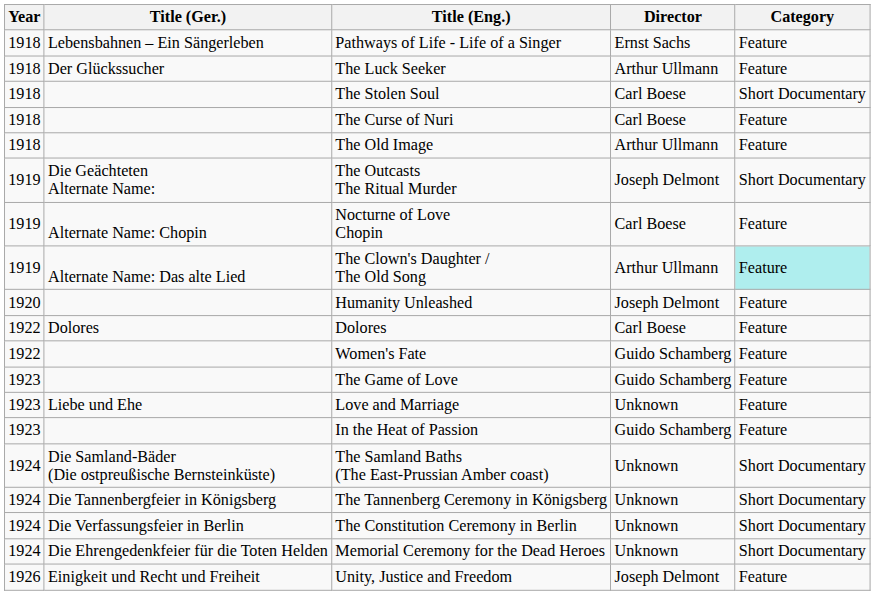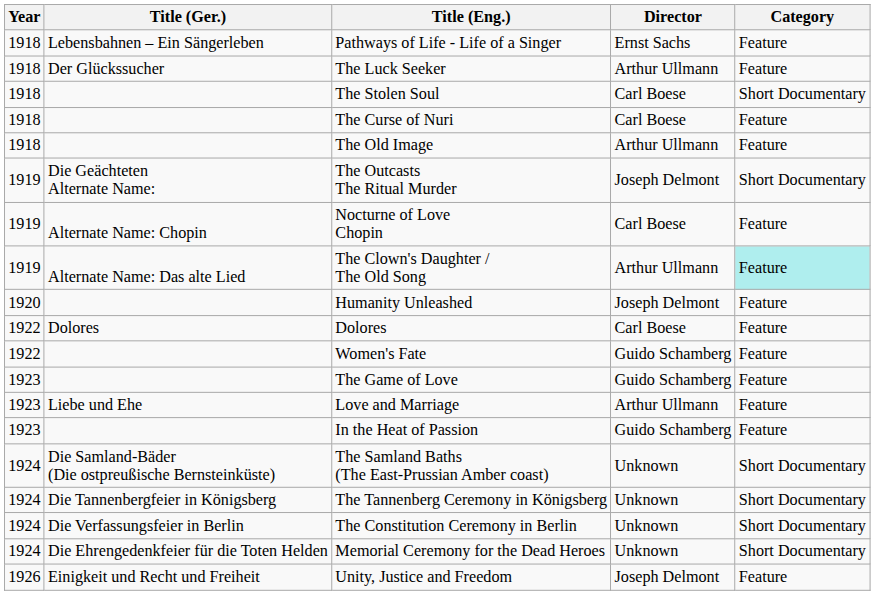(646, 405) Unknown -> (666, 405) Arthur Ullmann
